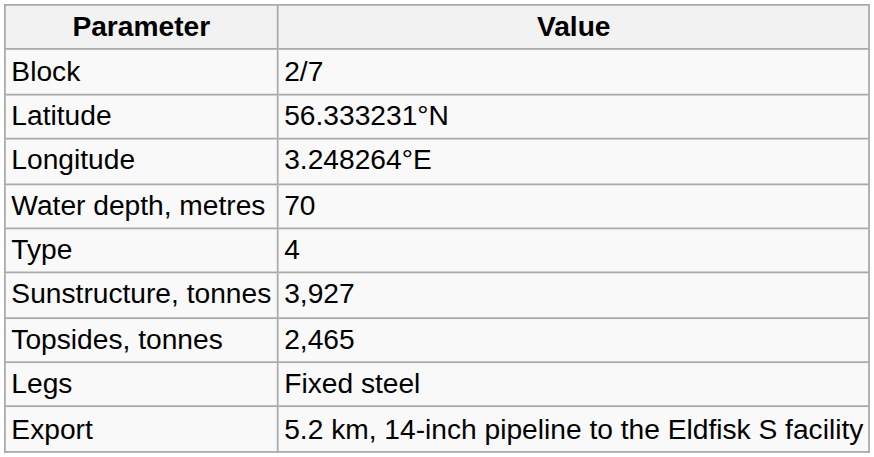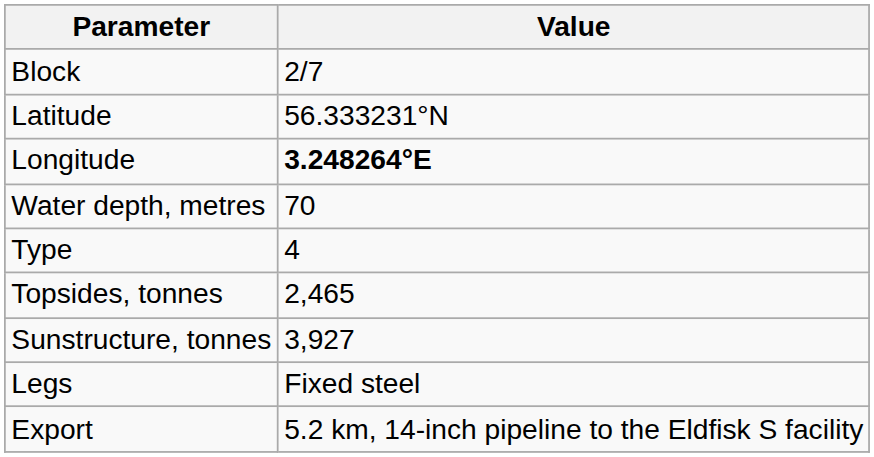(358, 160) normal -> (358, 160) bold
rows swapped: (141, 294) <-> (117, 339)
